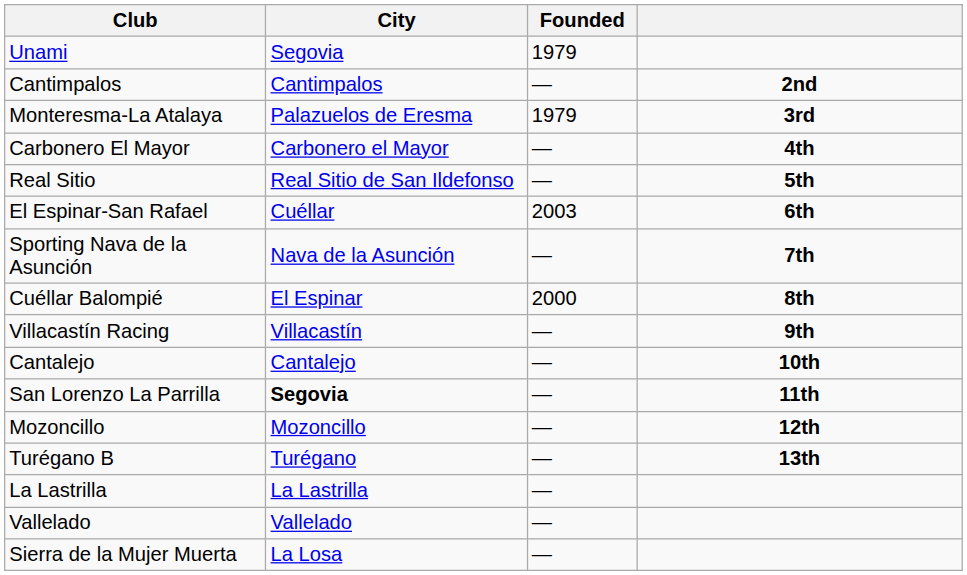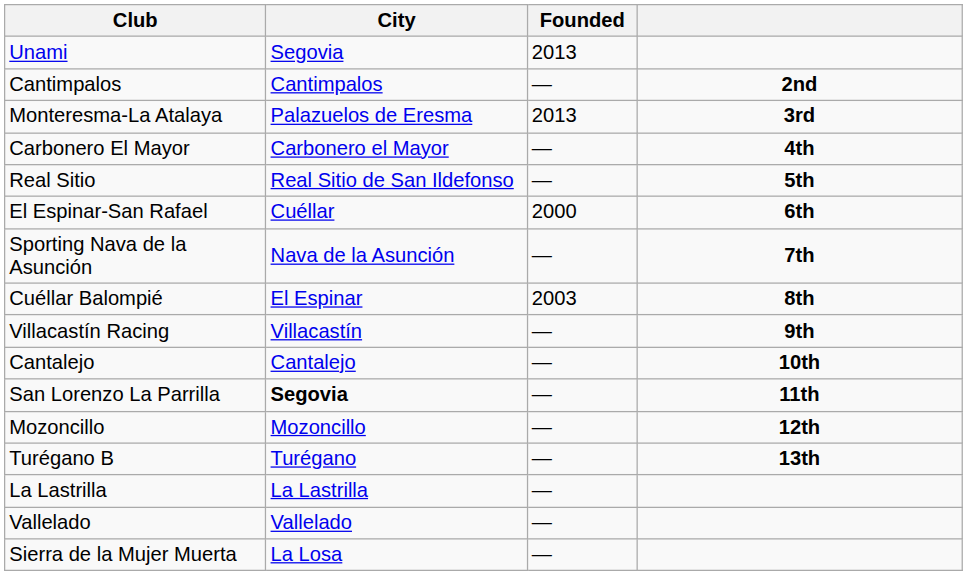(554, 52) 1979 -> (554, 52) 2013
(554, 116) 1979 -> (554, 116) 2013
(554, 212) 2003 -> (554, 212) 2000
(554, 298) 2000 -> (554, 298) 2003
